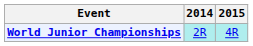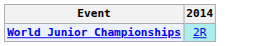- column: (232, 13)
